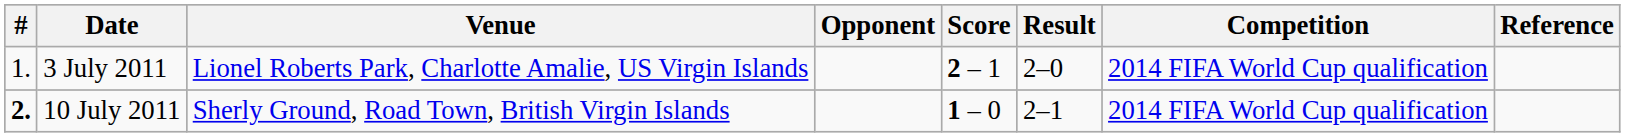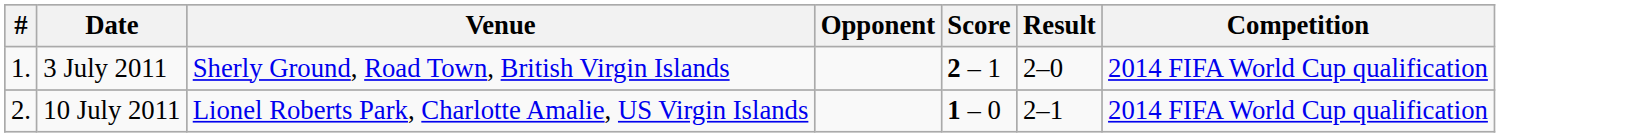- column: (1557, 25)
(501, 68) Lionel Roberts Park, Charlotte Amalie, US Virgin Islands -> (461, 68) Sherly Ground, Road Town, British Virgin Islands
(21, 110) bold -> (21, 110) normal
(461, 110) Sherly Ground, Road Town, British Virgin Islands -> (501, 110) Lionel Roberts Park, Charlotte Amalie, US Virgin Islands
